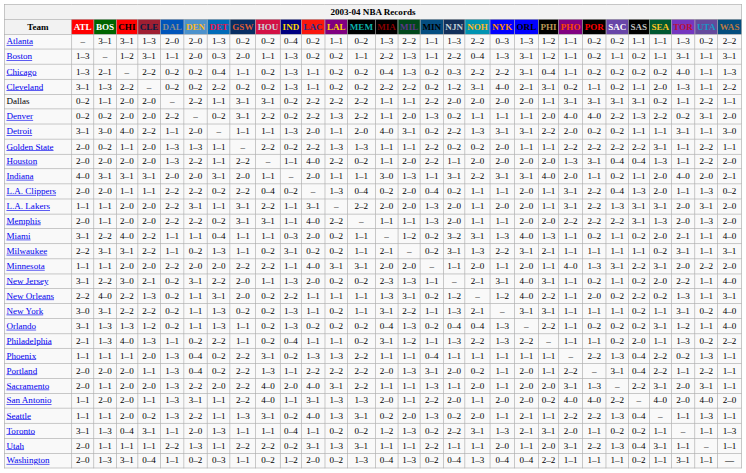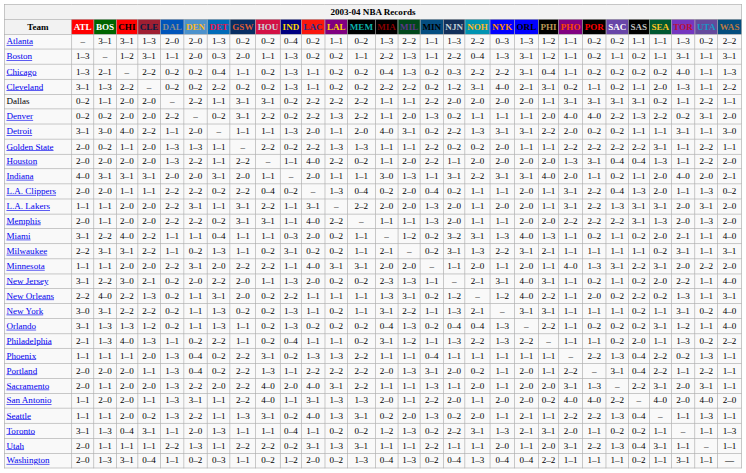(196, 266) 2–0 -> (196, 266) 3–1
(196, 281) 3–1 -> (196, 281) 2–0
